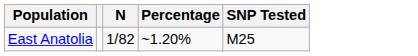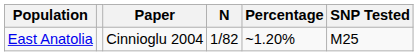+ column: (155, 16)
